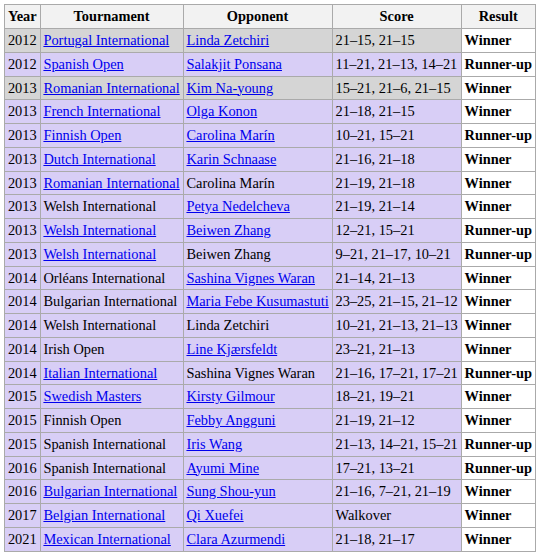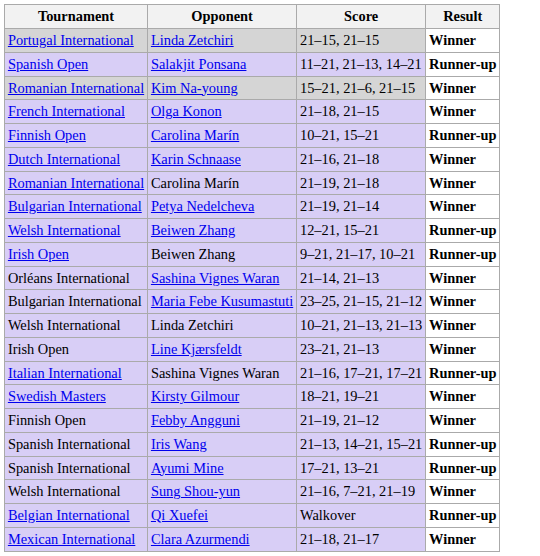- column: (22, 16)
(100, 206) Welsh International -> (75, 206) Bulgarian International
(100, 254) Welsh International -> (38, 254) Irish Open
(110, 491) Bulgarian International -> (64, 491) Welsh International
(488, 515) Winner -> (463, 515) Runner-up
